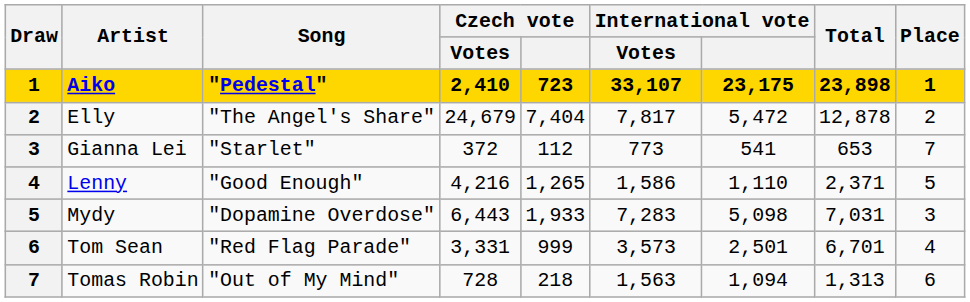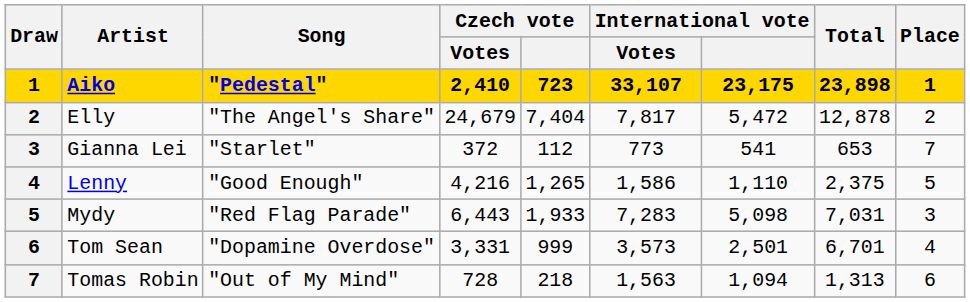(855, 183) 2,371 -> (855, 183) 2,375
(322, 215) "Dopamine Overdose" -> (310, 215) "Red Flag Parade"
(310, 248) "Red Flag Parade" -> (322, 248) "Dopamine Overdose"
